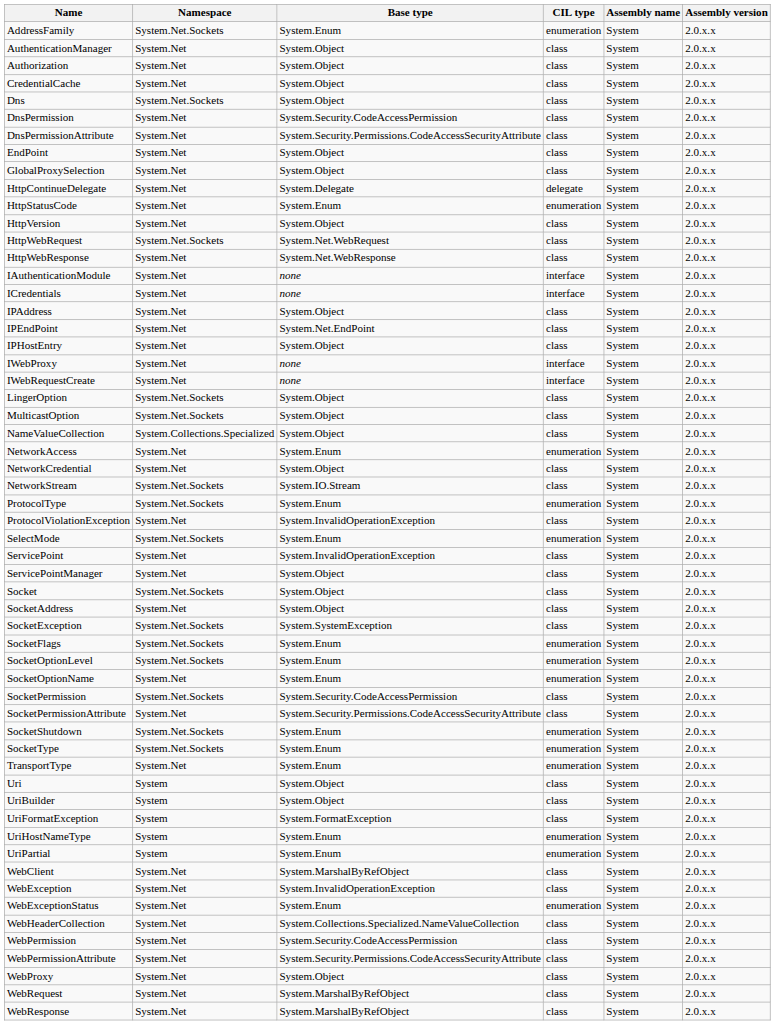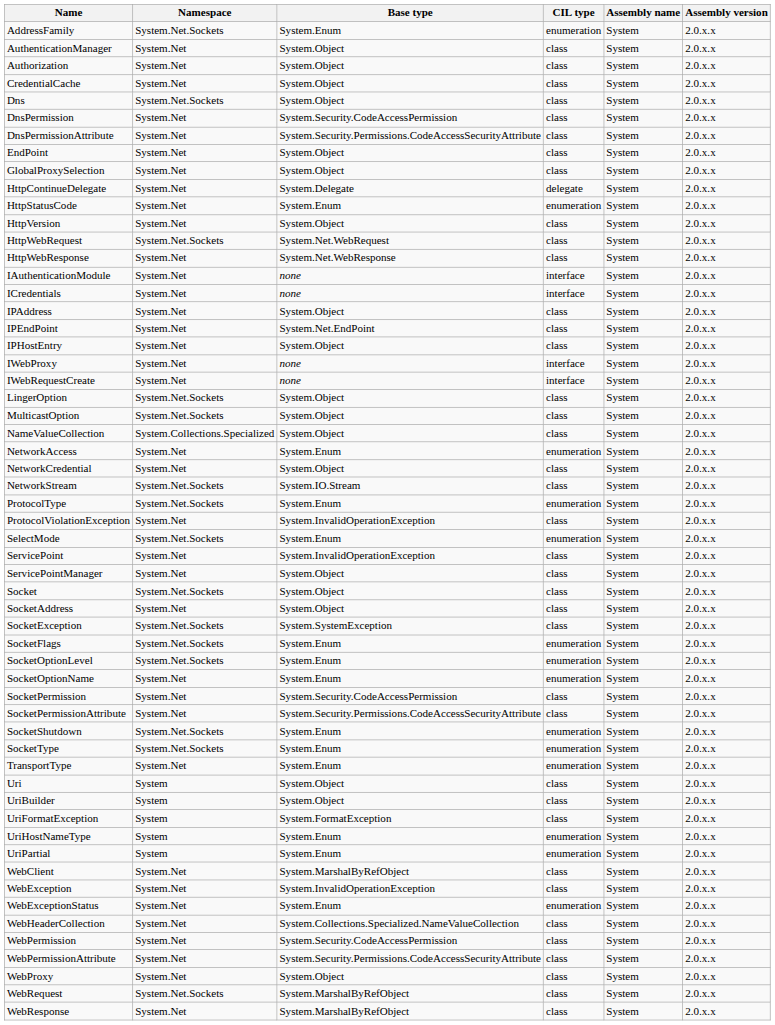(179, 696) System.Net.Sockets -> (161, 696) System.Net
(161, 993) System.Net -> (179, 993) System.Net.Sockets
